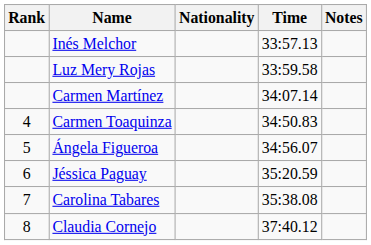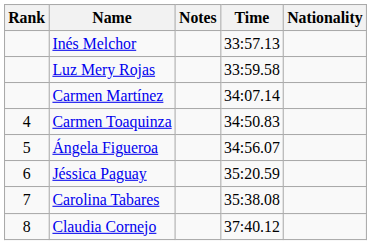columns swapped: (217, 17) <-> (344, 17)
